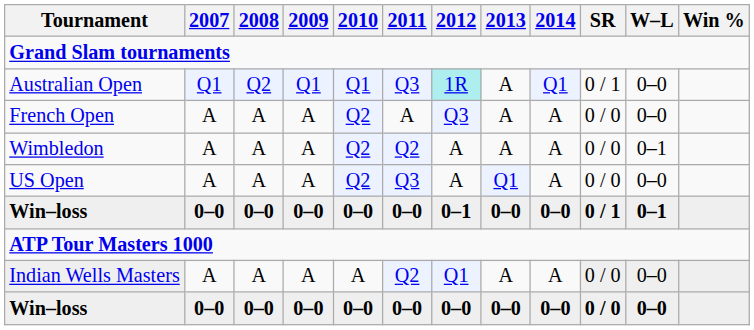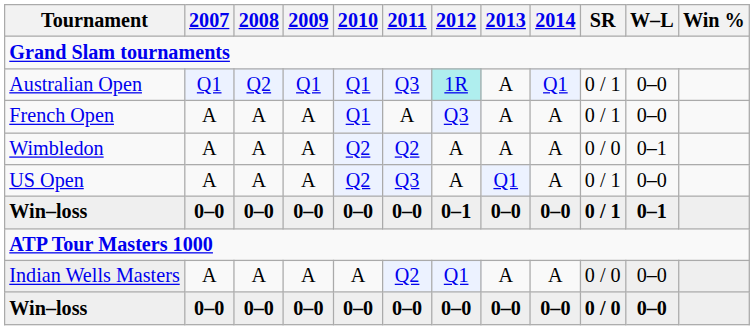(358, 116) Q2 -> (358, 116) Q1
(603, 116) 0 / 0 -> (603, 116) 0 / 1
(603, 180) 0 / 0 -> (603, 180) 0 / 1
